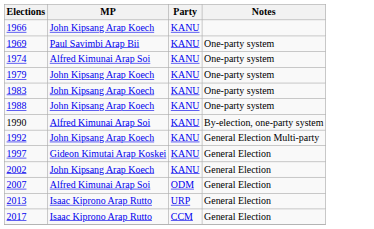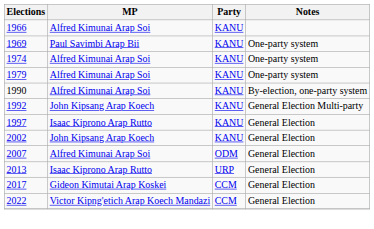(102, 28) John Kipsang Arap Koech -> (100, 28) Alfred Kimunai Arap Soi
(102, 75) John Kipsang Arap Koech -> (100, 75) Alfred Kimunai Arap Soi
- row: (17, 91)
- row: (17, 106)
(108, 153) Gideon Kimutai Arap Koskei -> (101, 122) Isaac Kiprono Arap Rutto
(101, 216) Isaac Kiprono Arap Rutto -> (108, 185) Gideon Kimutai Arap Koskei
+ row: (17, 201)
